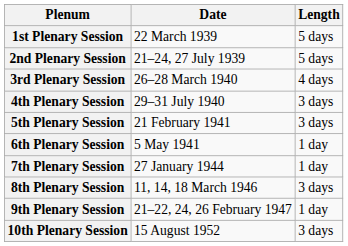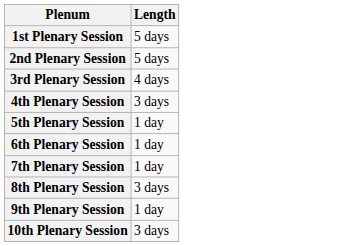- column: (213, 15)
(316, 123) 3 days -> (149, 123) 1 day
